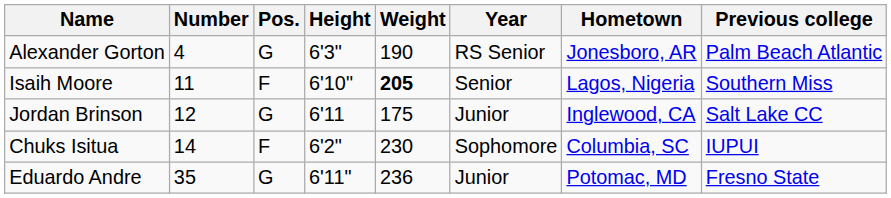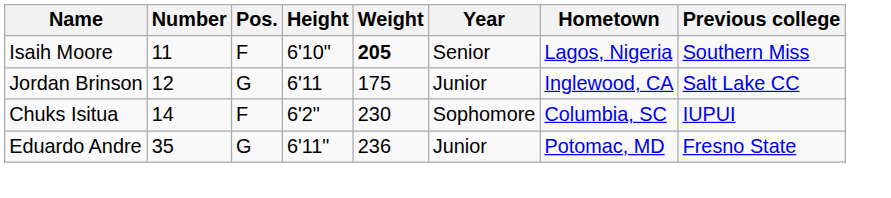- row: (87, 51)
